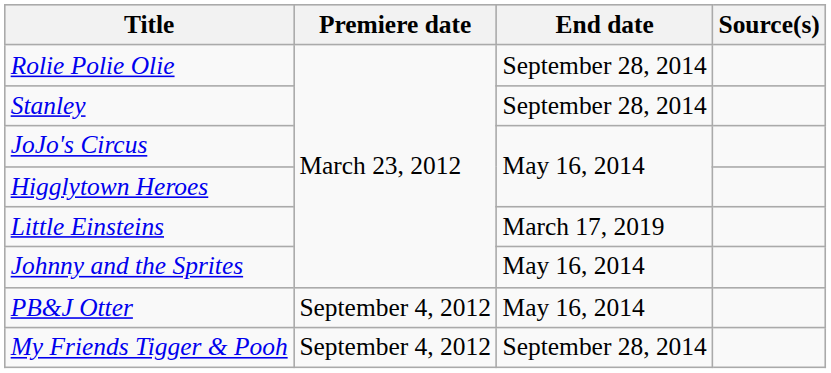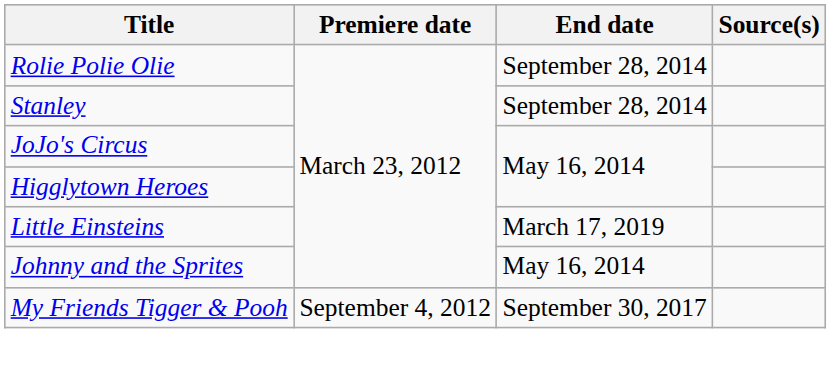- row: (72, 307)
(605, 347) September 28, 2014 -> (605, 307) September 30, 2017
